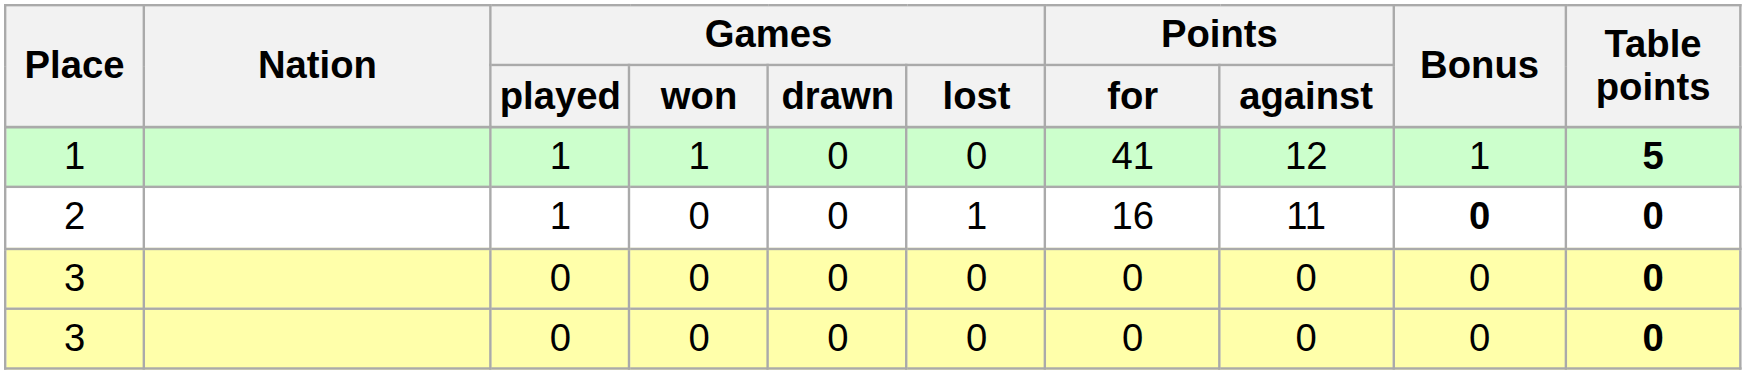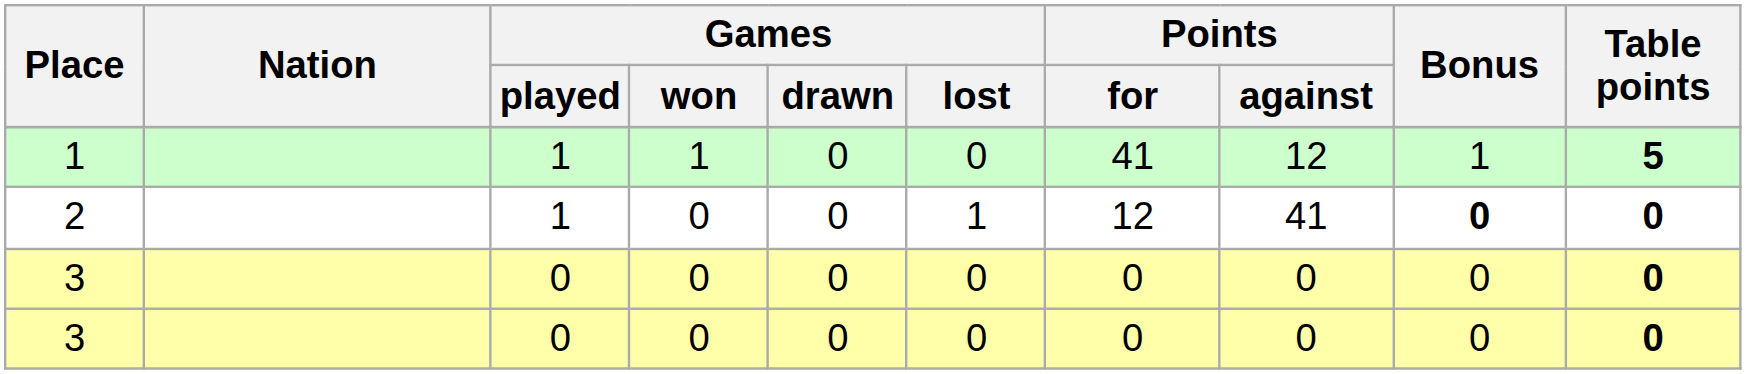(1133, 216) 16 -> (1133, 216) 12
(1306, 216) 11 -> (1306, 216) 41
